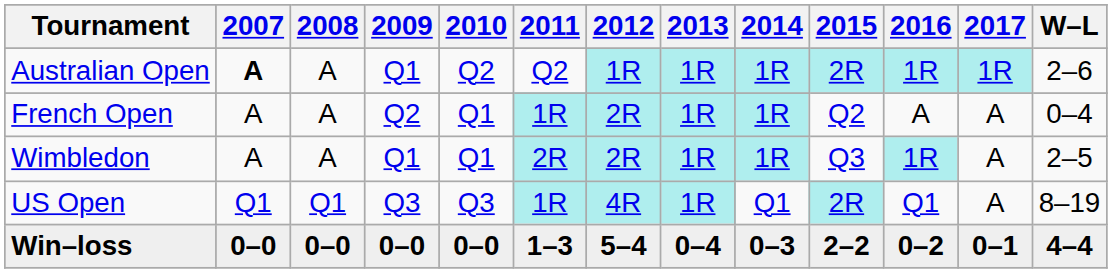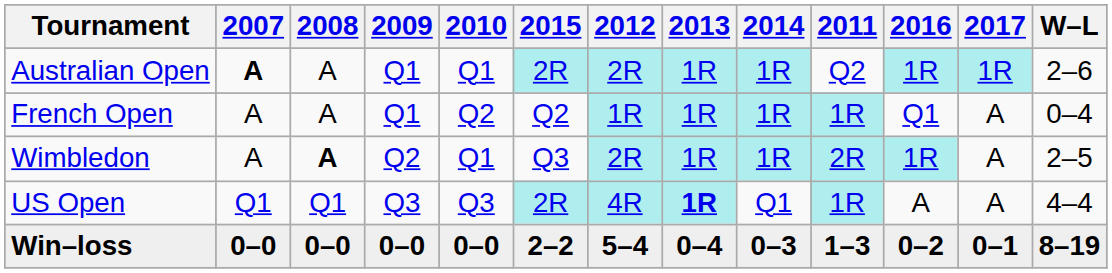columns swapped: (550, 26) <-> (846, 26)
(476, 70) Q2 -> (476, 70) Q1
(623, 70) 1R -> (625, 70) 2R
(402, 114) Q2 -> (402, 114) Q1
(476, 114) Q1 -> (476, 114) Q2
(623, 114) 2R -> (625, 114) 1R
(921, 114) A -> (921, 114) Q1
(328, 158) normal -> (328, 158) bold
(402, 158) Q1 -> (402, 158) Q2
(698, 202) normal -> (699, 202) bold
(921, 202) Q1 -> (921, 202) A
(1069, 202) 8–19 -> (1069, 202) 4–4
(1069, 245) 4–4 -> (1069, 245) 8–19
